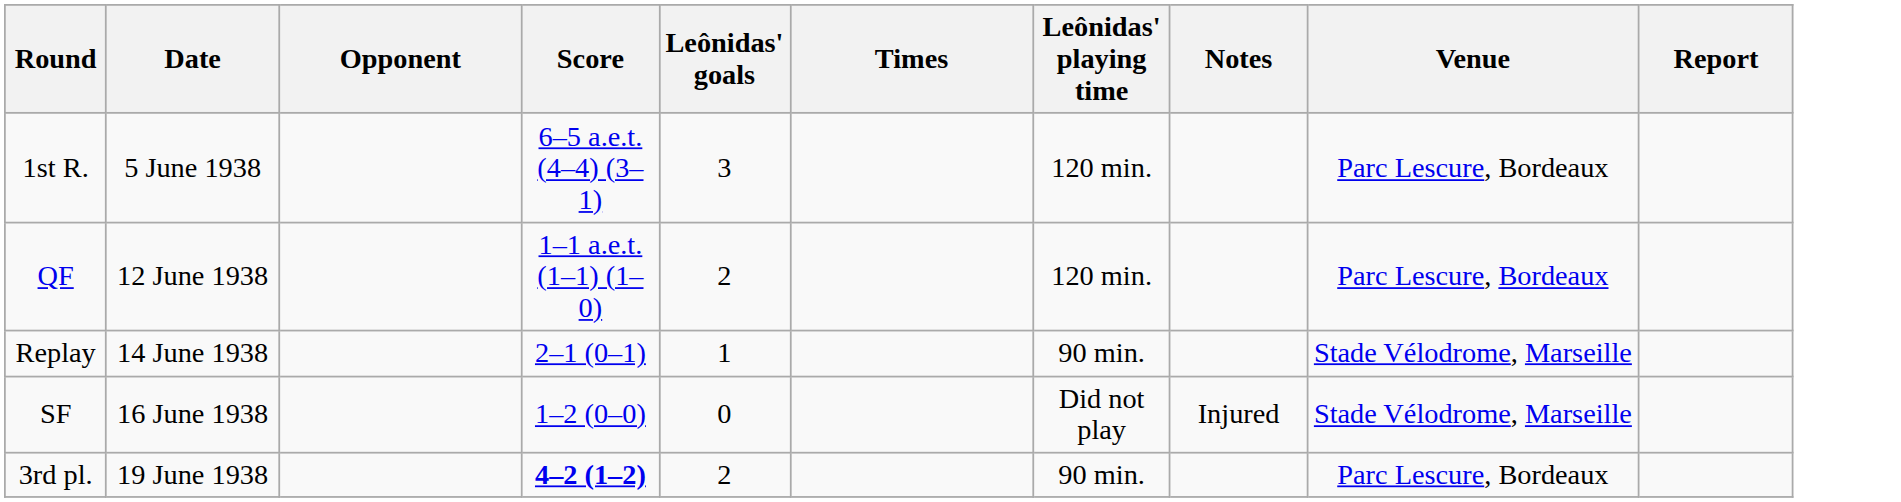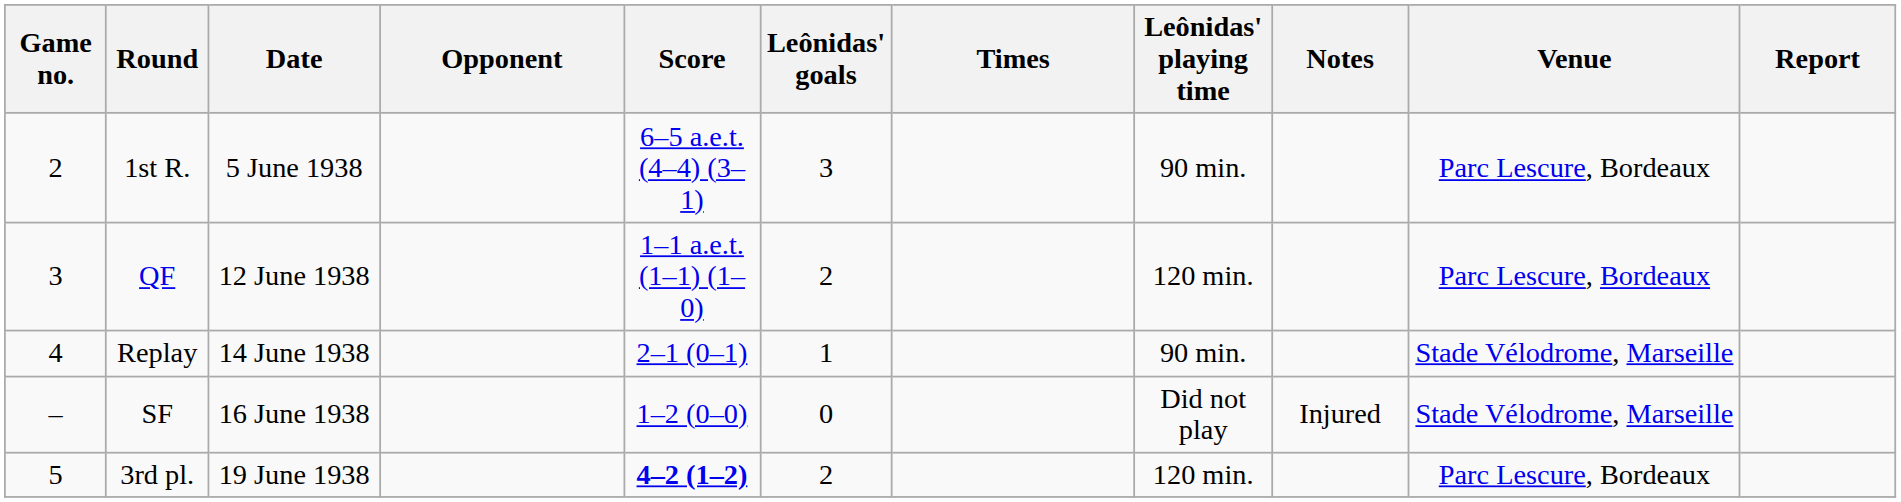+ column: (56, 58)
(1102, 167) 120 min. -> (1203, 167) 90 min.
(1102, 474) 90 min. -> (1203, 474) 120 min.
